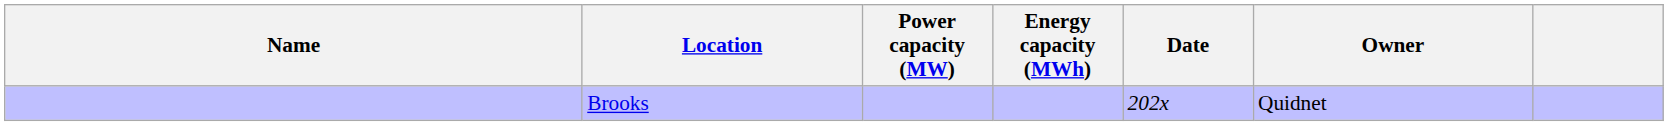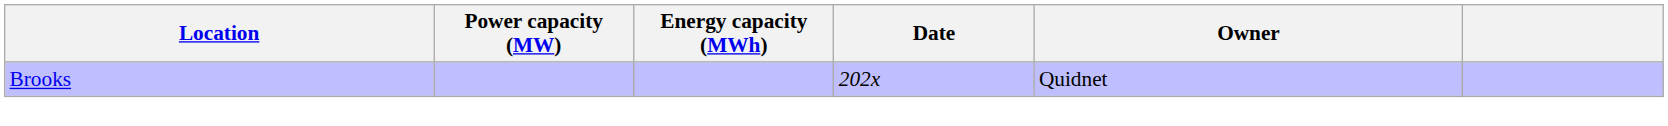- column: (293, 45)
